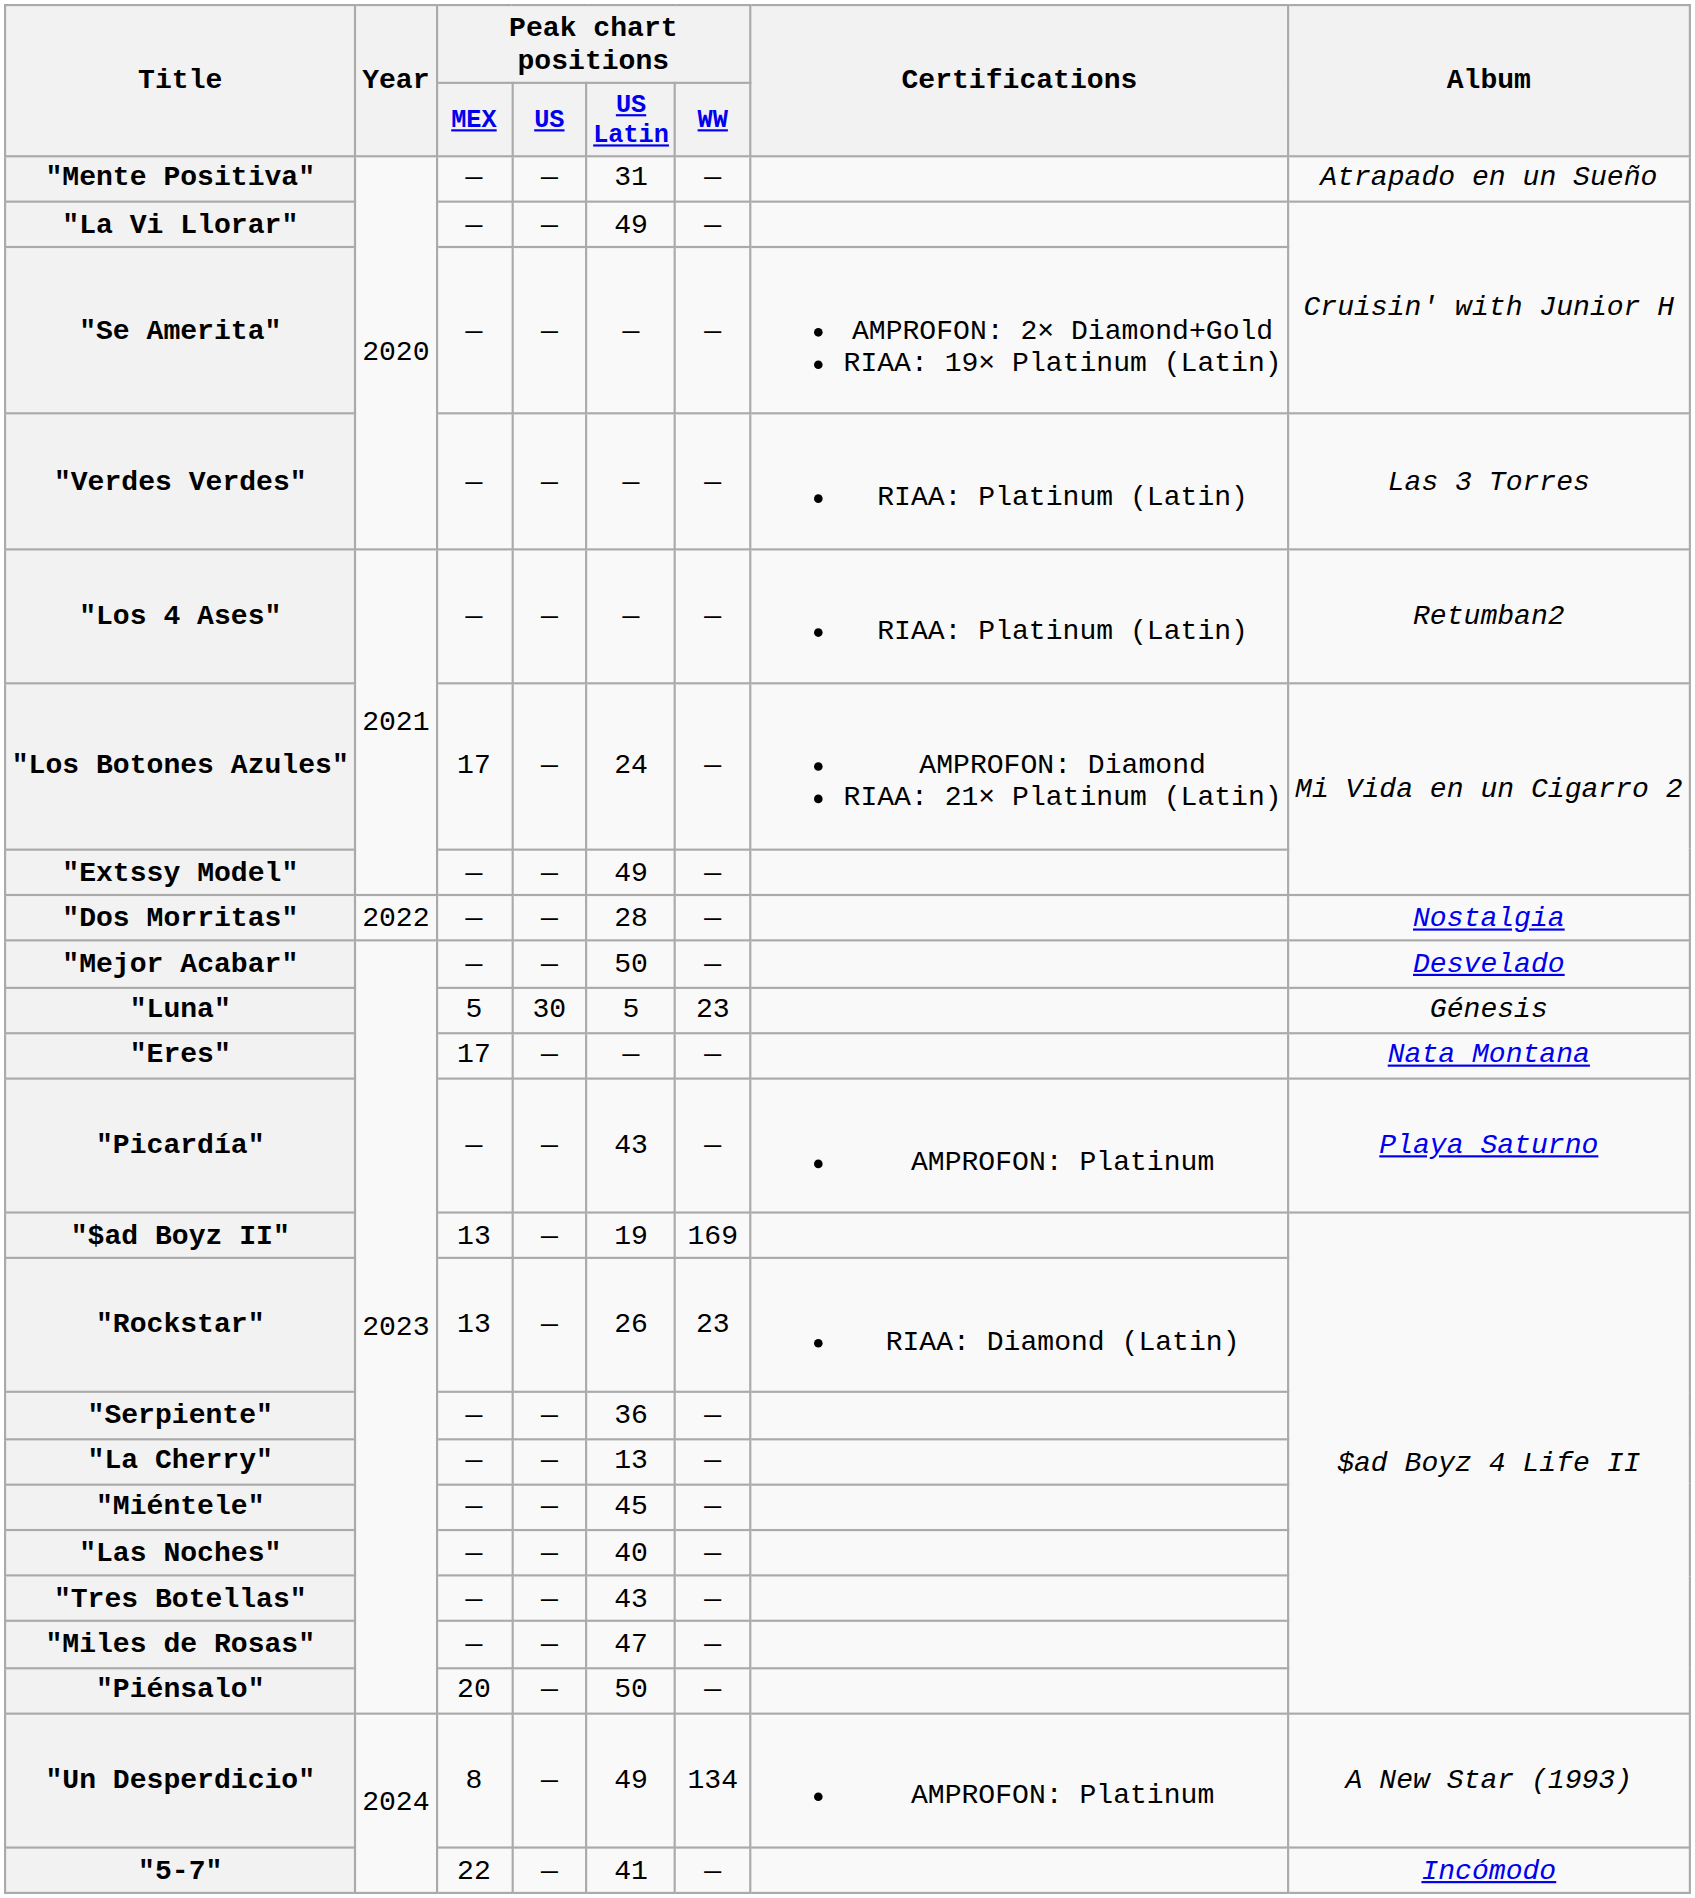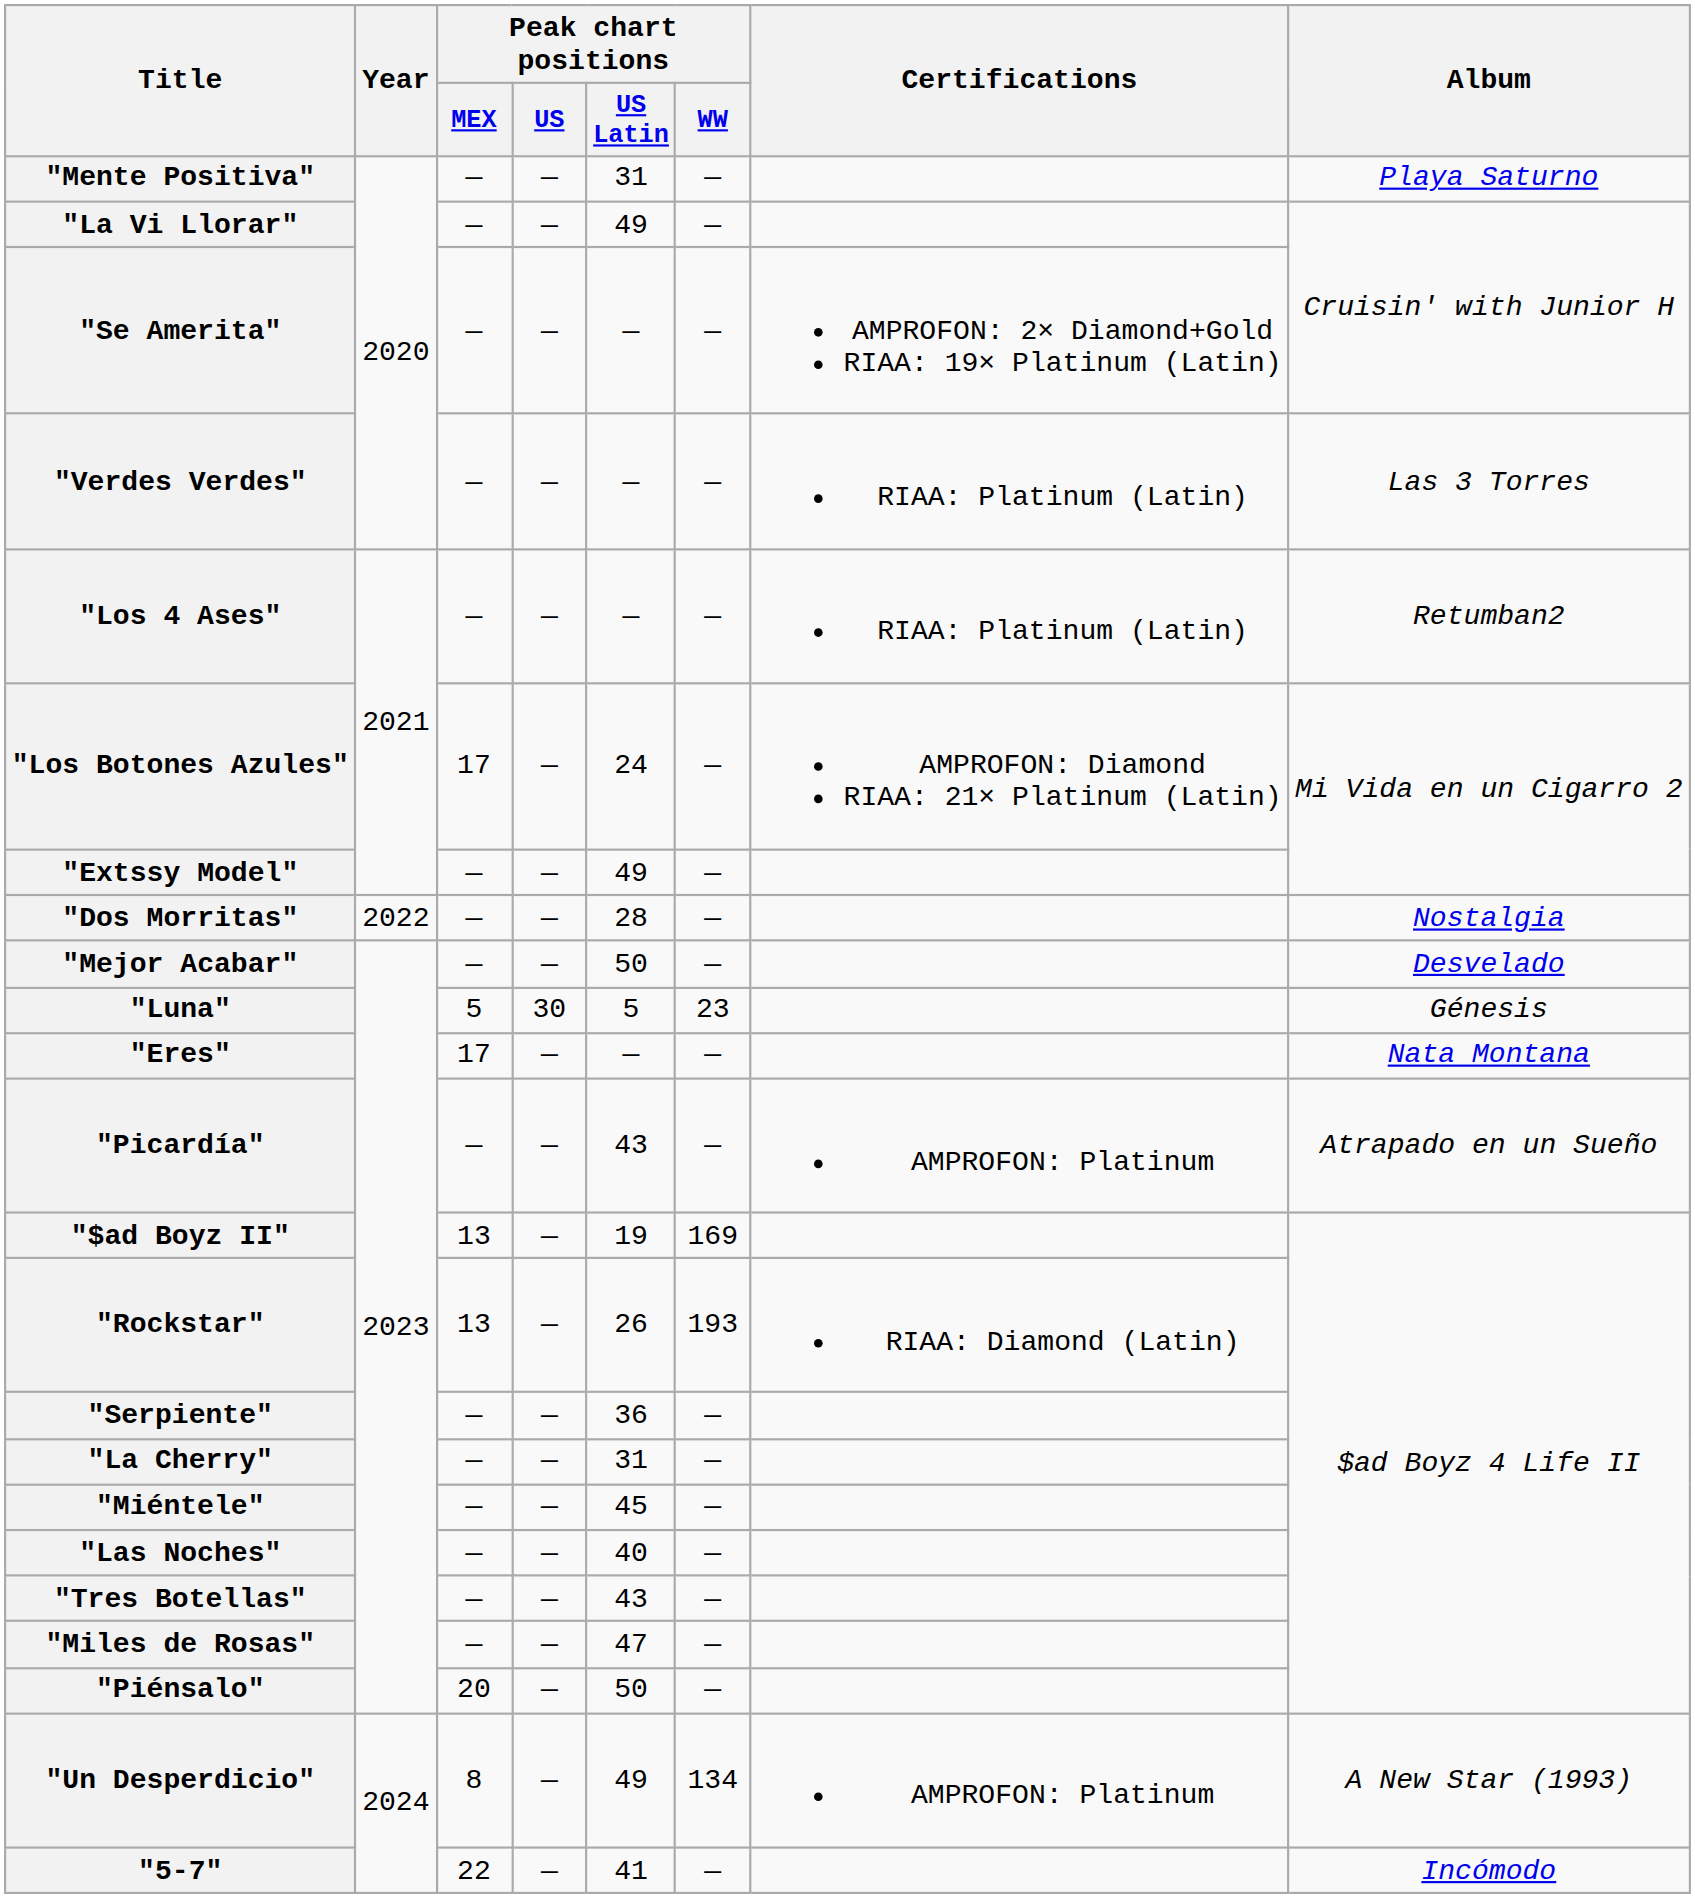(1489, 179) Atrapado en un Sueño -> (1489, 179) Playa Saturno
(1489, 1146) Playa Saturno -> (1489, 1146) Atrapado en un Sueño
(713, 1326) 23 -> (713, 1326) 193
(631, 1461) 13 -> (631, 1461) 31
